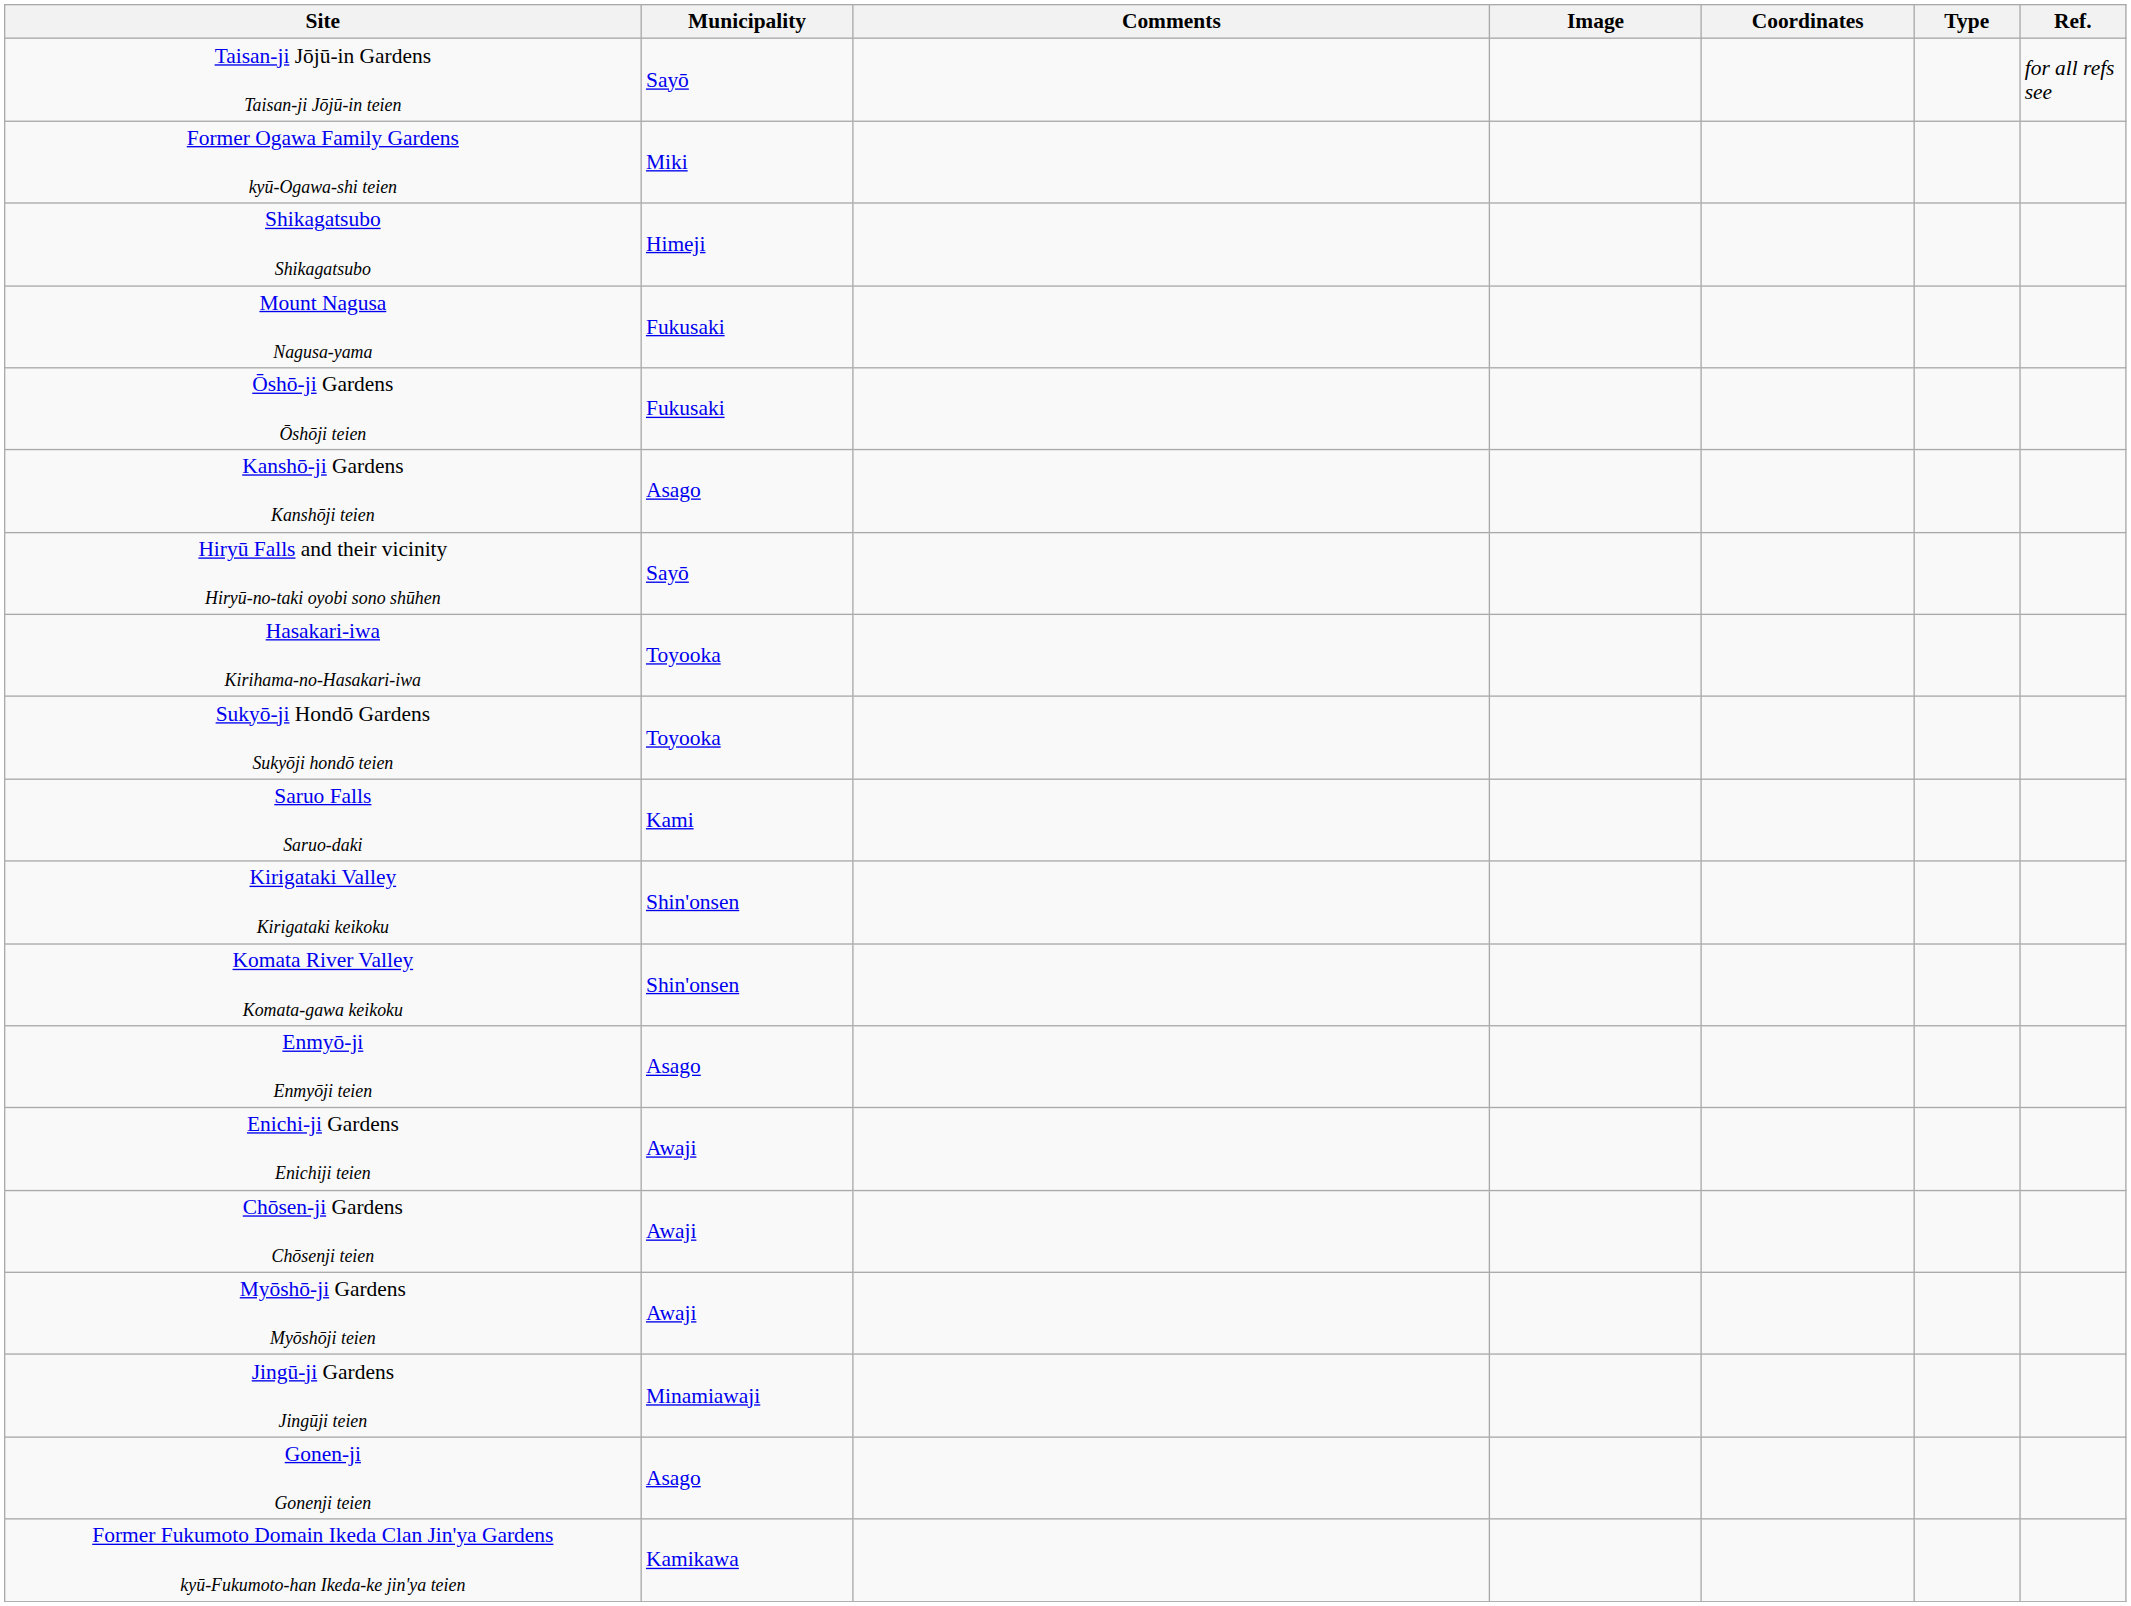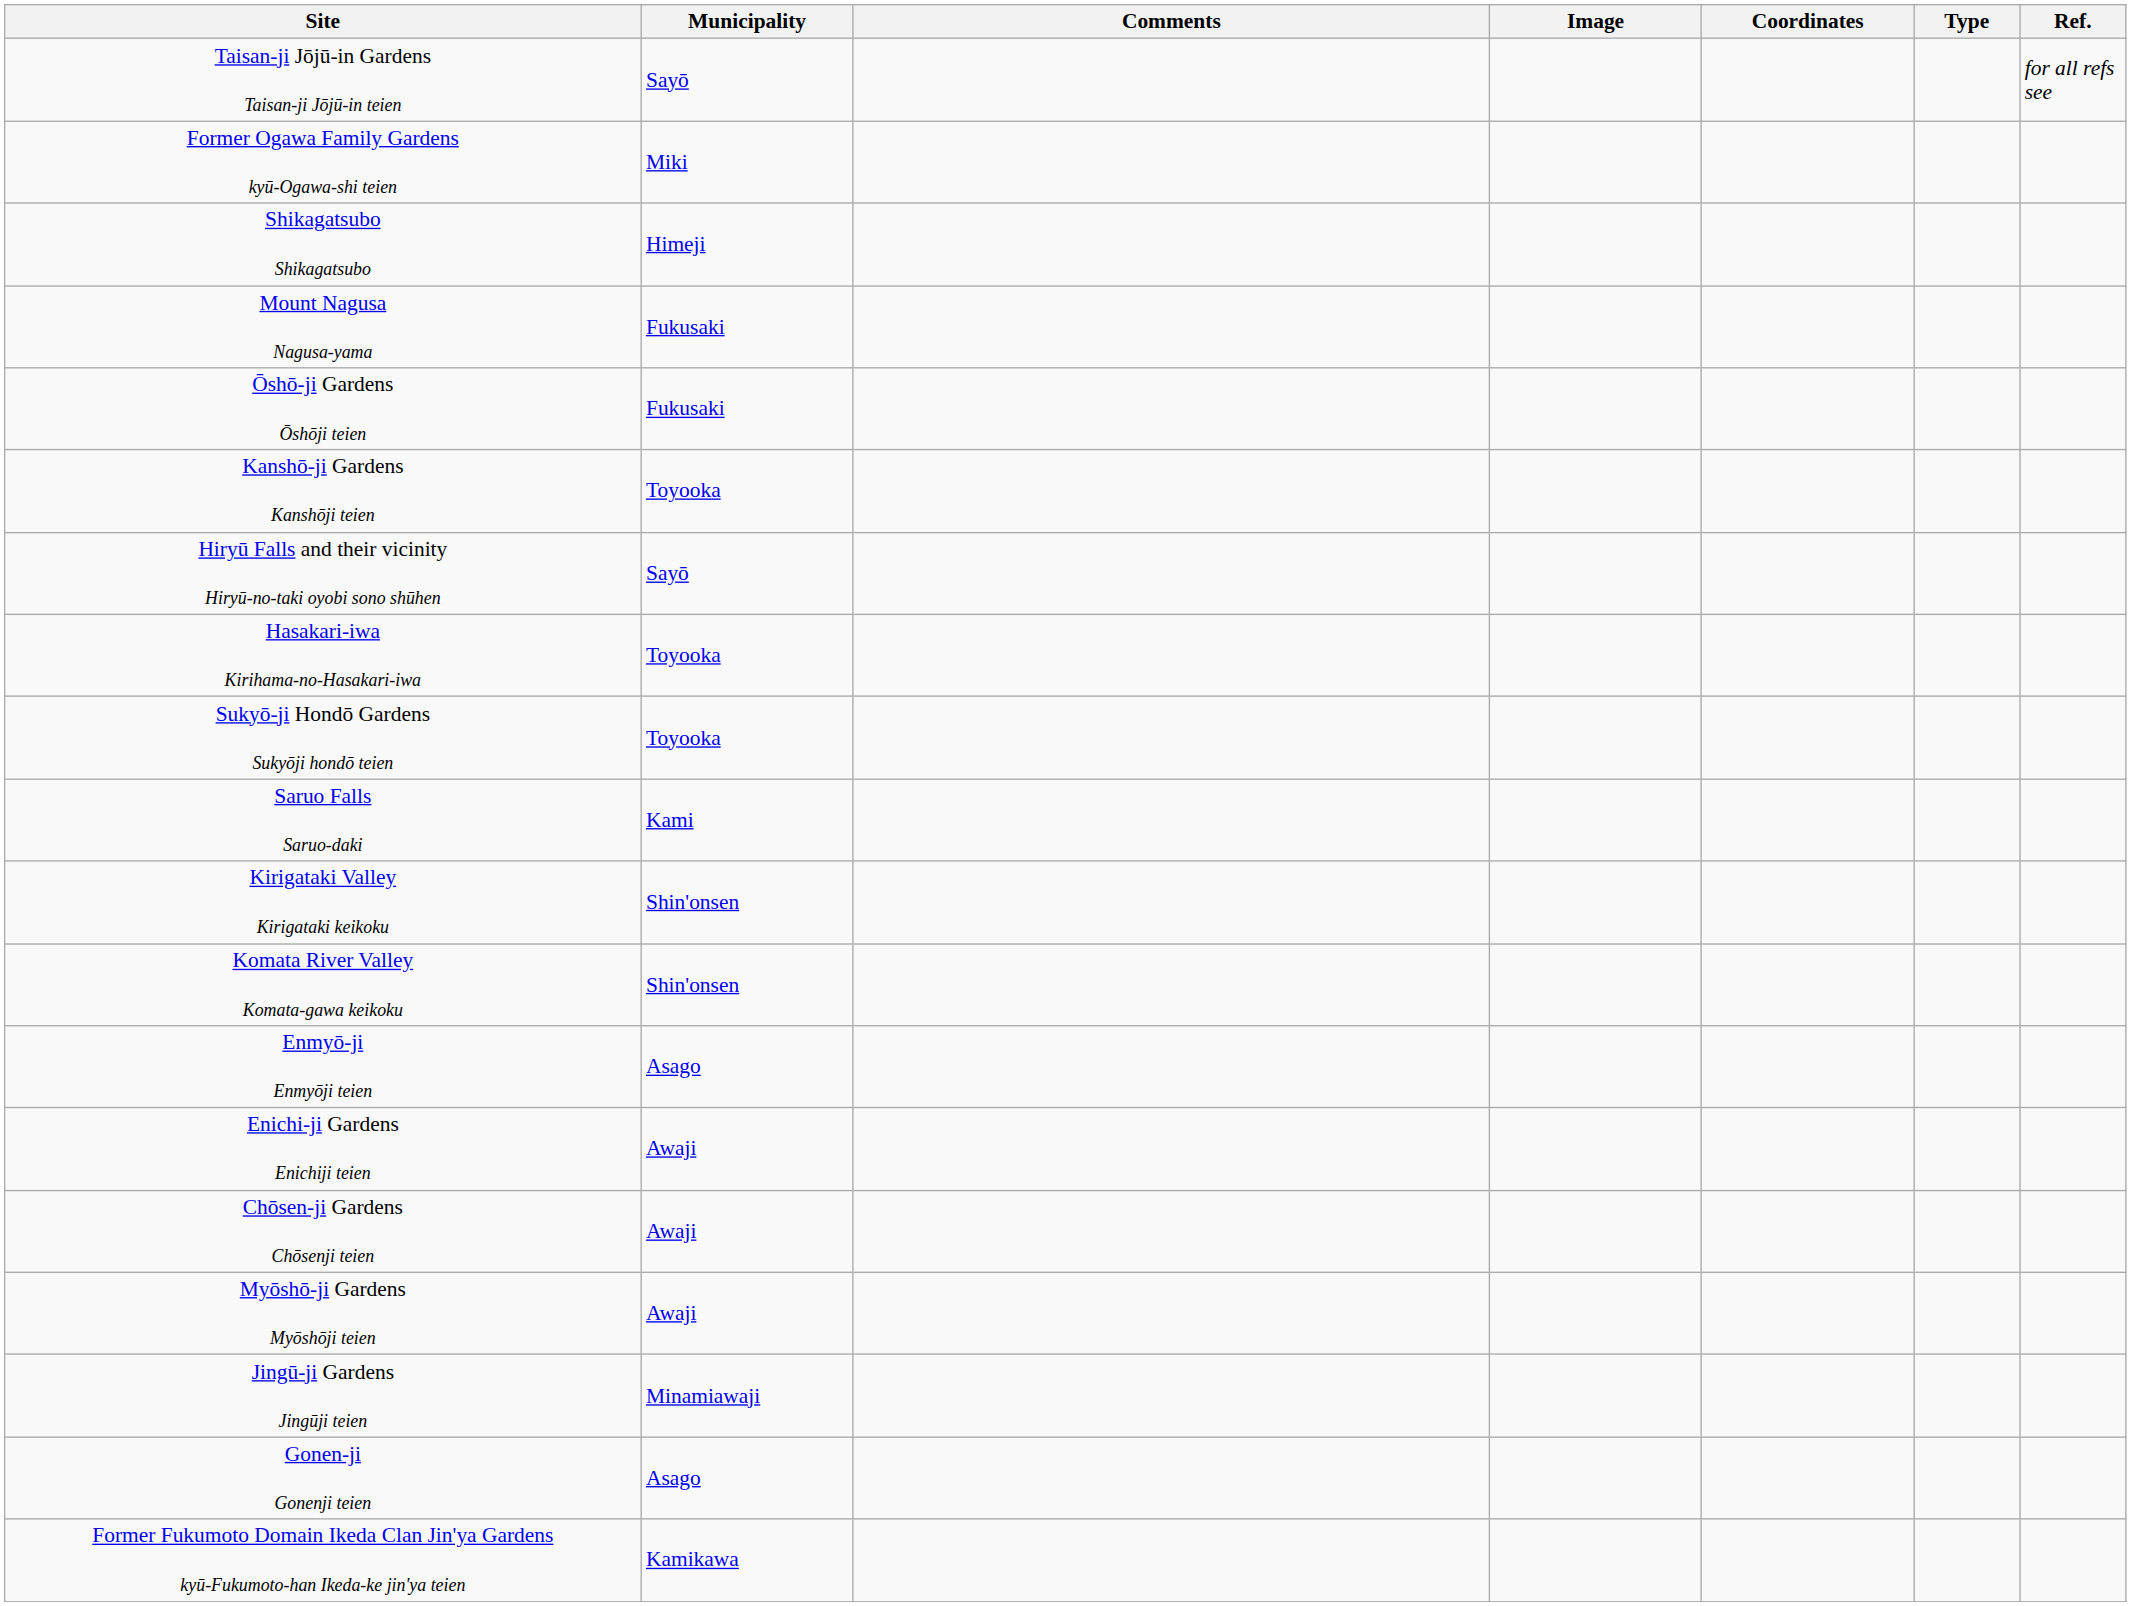(673, 490) Asago -> (683, 490) Toyooka
